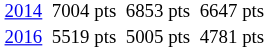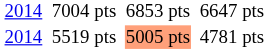(23, 37) 2016 -> (23, 37) 2014
(158, 37) no background -> (158, 37) lightsalmon background
